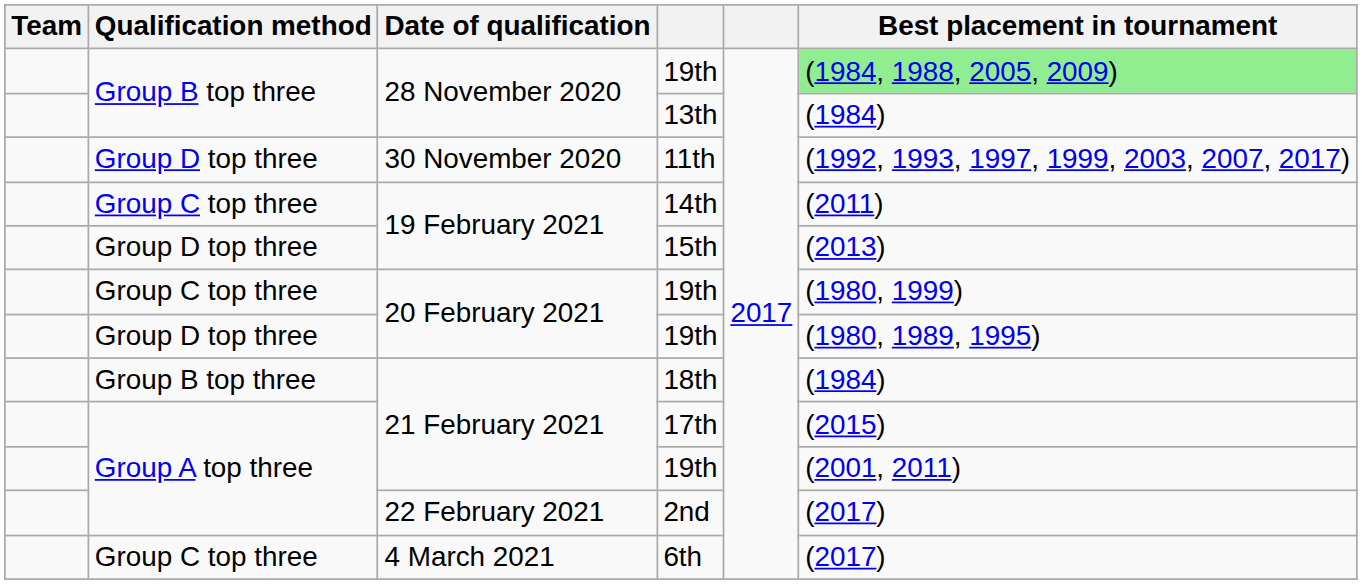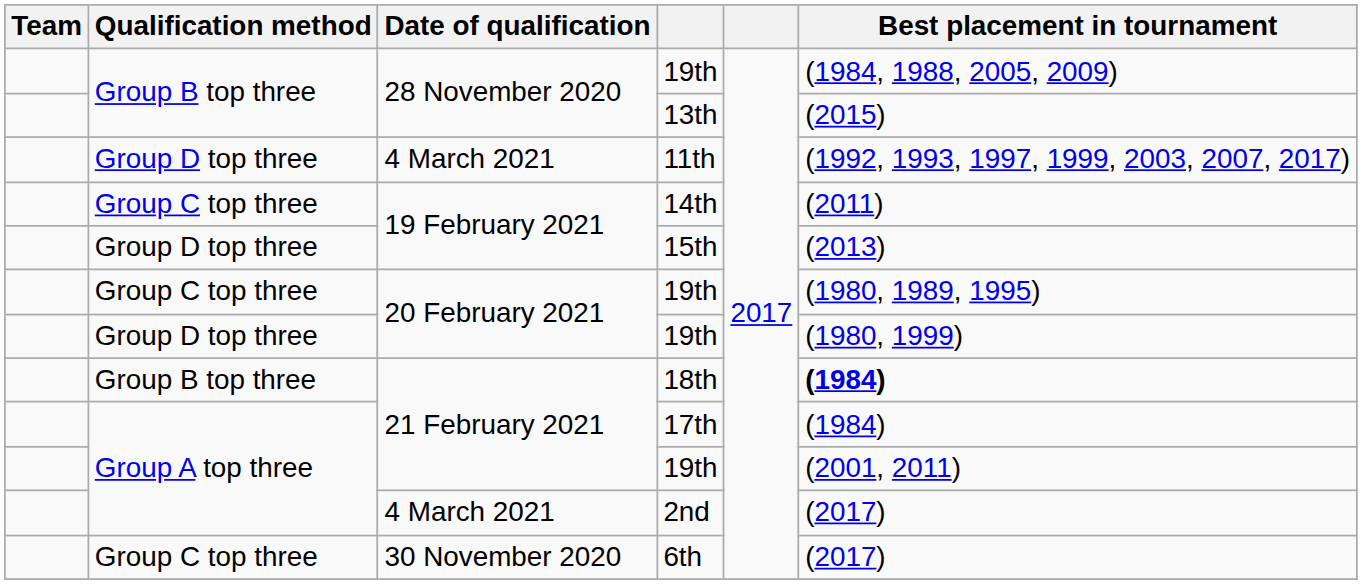(962, 70) lightgreen background -> (962, 70) no background
(845, 114) (1984) -> (845, 114) (2015)
(503, 159) 30 November 2020 -> (470, 159) 4 March 2021
(884, 291) (1980, 1999) -> (923, 291) (1980, 1989, 1995)
(923, 335) (1980, 1989, 1995) -> (884, 335) (1980, 1999)
(845, 379) normal -> (845, 379) bold
(845, 423) (2015) -> (845, 423) (1984)
(494, 512) 22 February 2021 -> (470, 512) 4 March 2021
(470, 556) 4 March 2021 -> (503, 556) 30 November 2020
